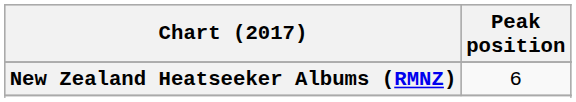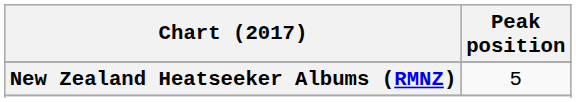(516, 79) 6 -> (516, 79) 5
